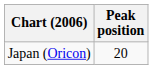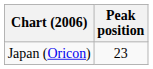(121, 53) 20 -> (121, 53) 23
